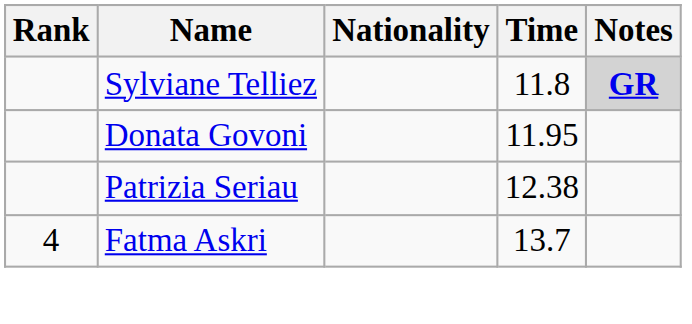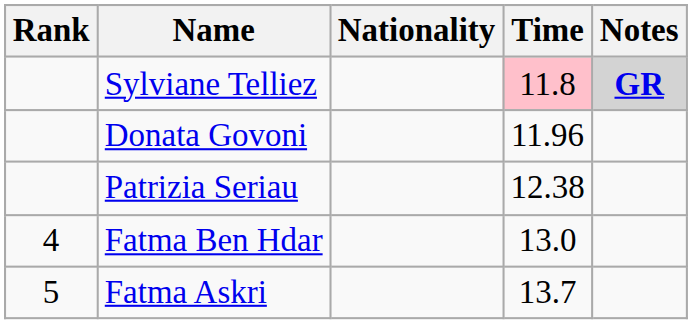(542, 82) no background -> (548, 82) pink background
(542, 135) 11.95 -> (548, 135) 11.96
+ row: (214, 239)
(51, 239) 4 -> (51, 291) 5
